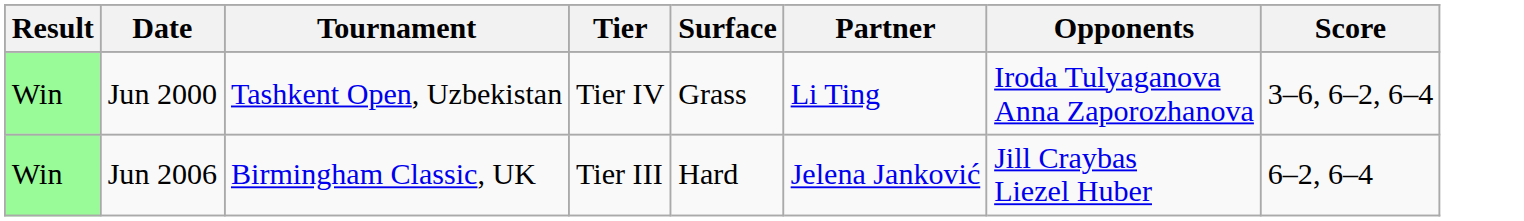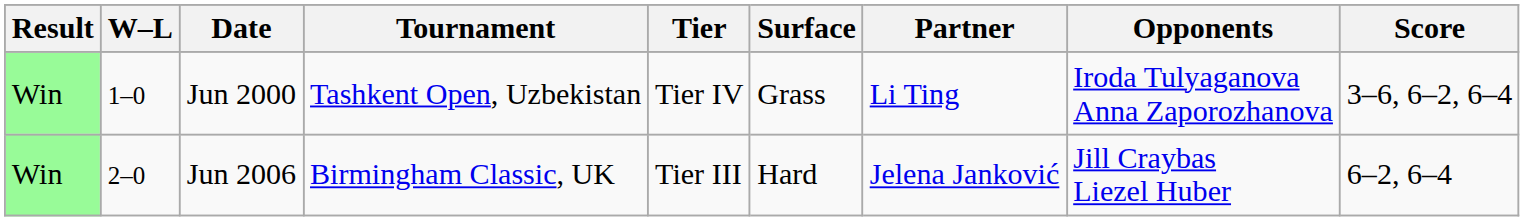+ column: (140, 28)
